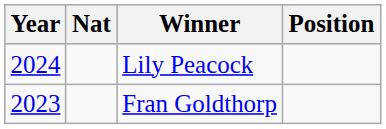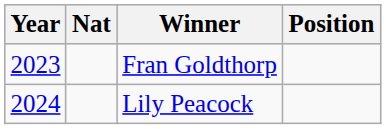rows swapped: (200, 103) <-> (188, 63)
